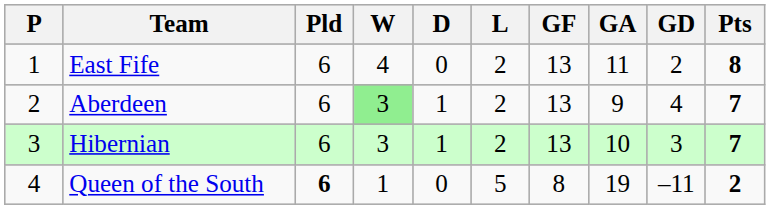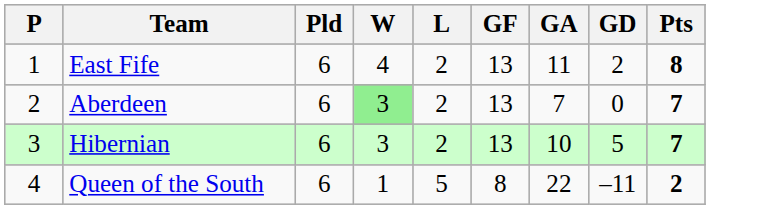- column: (442, 24)
(618, 104) 9 -> (559, 104) 7
(676, 104) 4 -> (618, 104) 0
(676, 143) 3 -> (618, 143) 5
(324, 183) bold -> (324, 183) normal
(618, 183) 19 -> (559, 183) 22
